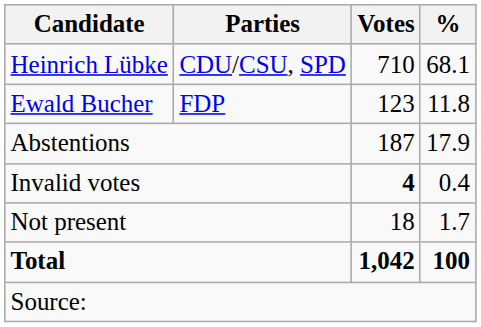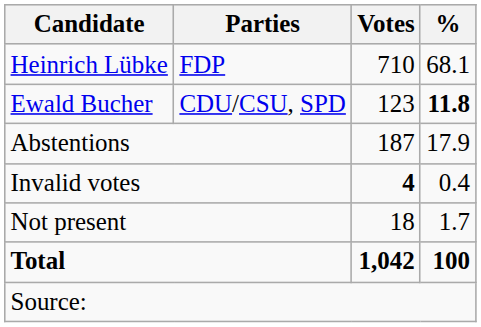(263, 63) CDU/CSU, SPD -> (202, 63) FDP
(202, 103) FDP -> (263, 103) CDU/CSU, SPD
(449, 103) normal -> (449, 103) bold
